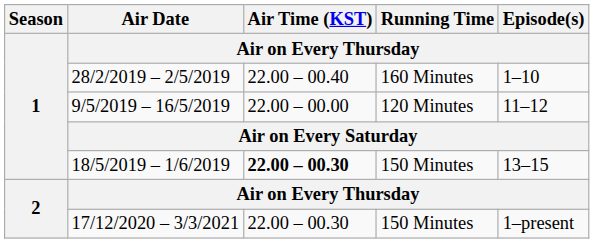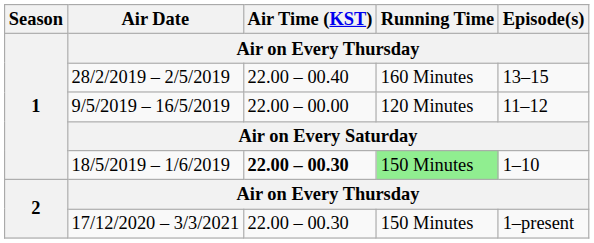(521, 77) 1–10 -> (526, 77) 13–15
(427, 164) no background -> (427, 164) lightgreen background
(526, 164) 13–15 -> (521, 164) 1–10
